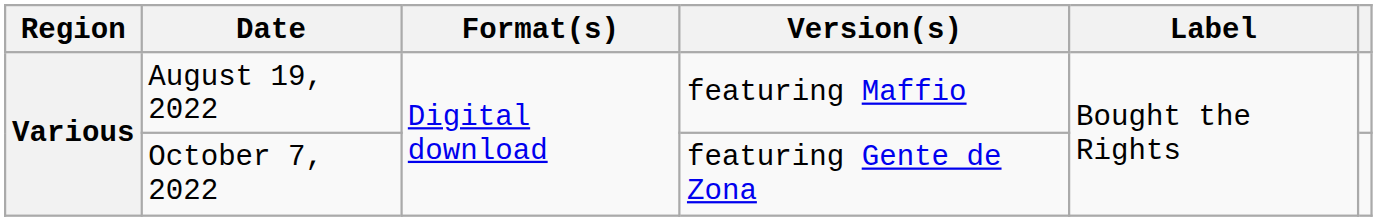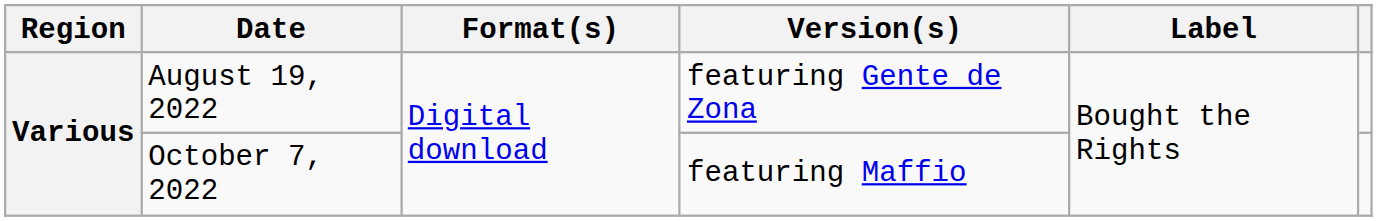(827, 93) featuring Maffio -> (844, 93) featuring Gente de Zona
(844, 174) featuring Gente de Zona -> (827, 174) featuring Maffio
